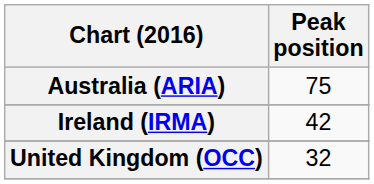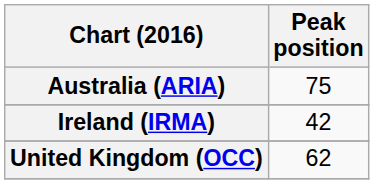(318, 159) 32 -> (318, 159) 62
